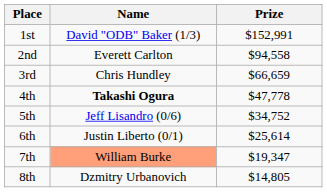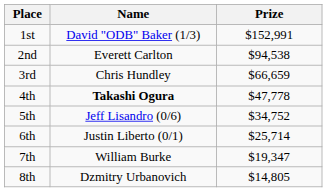(269, 55) $94,558 -> (269, 55) $94,538
(269, 136) $25,614 -> (269, 136) $25,714
(133, 156) lightsalmon background -> (133, 156) no background
